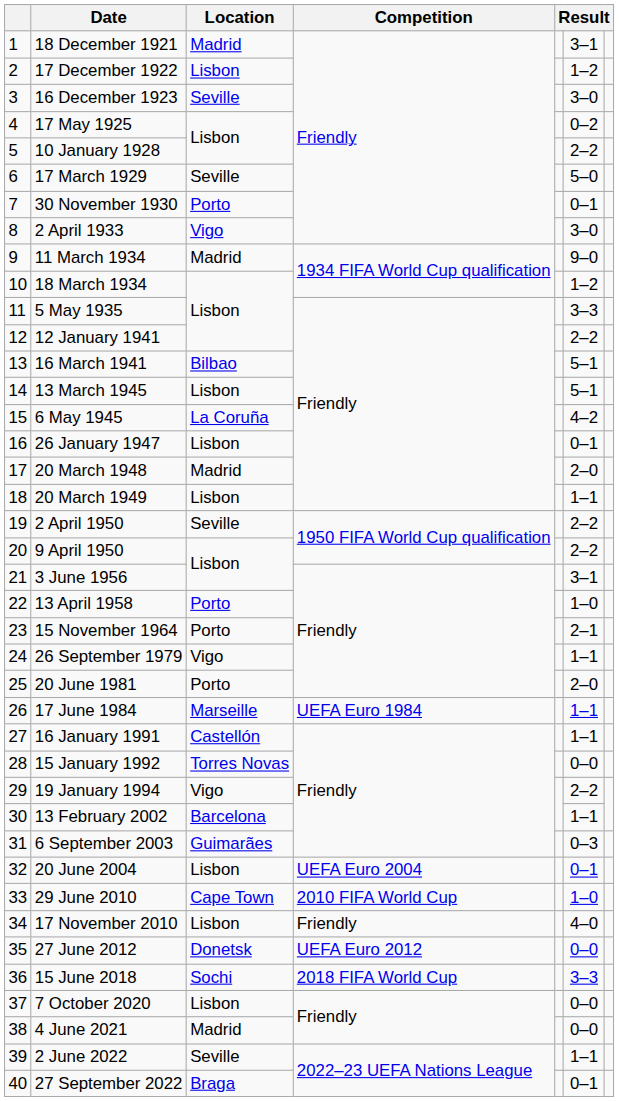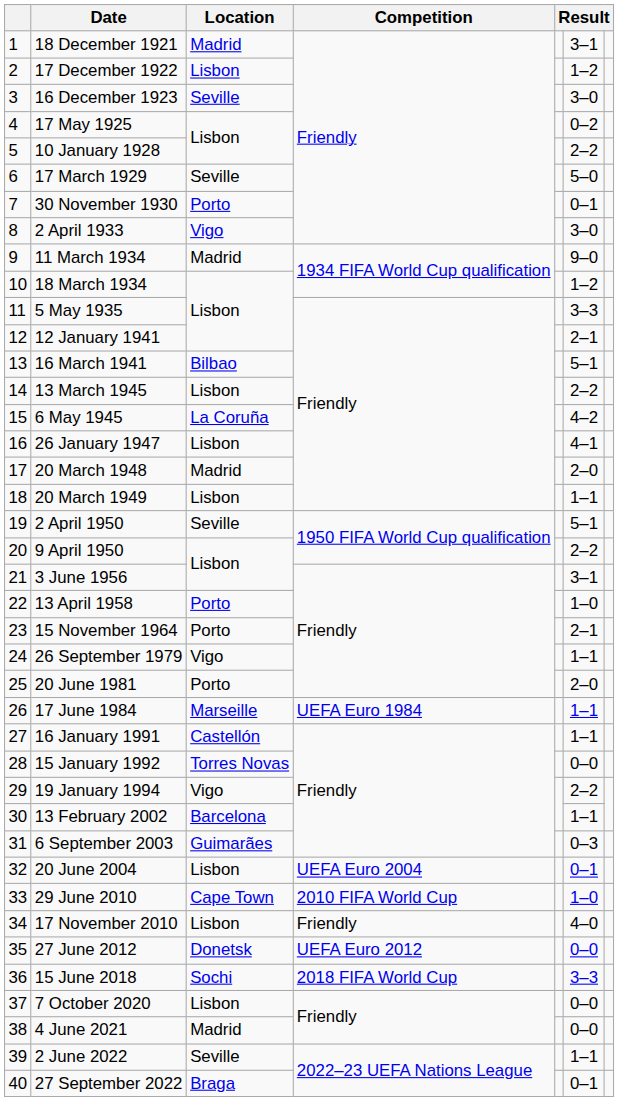(584, 337) 2–2 -> (584, 337) 2–1
(584, 390) 5–1 -> (584, 390) 2–2
(584, 444) 0–1 -> (584, 444) 4–1
(584, 524) 2–2 -> (584, 524) 5–1
